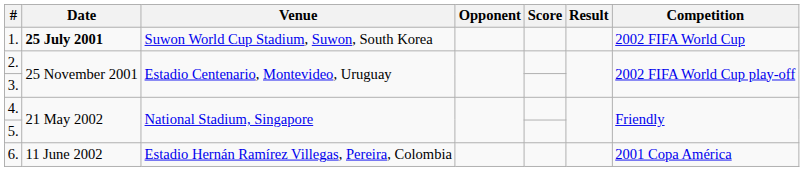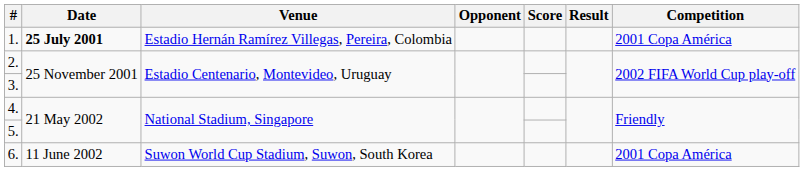(289, 39) Suwon World Cup Stadium, Suwon, South Korea -> (298, 39) Estadio Hernán Ramírez Villegas, Pereira, Colombia
(680, 39) 2002 FIFA World Cup -> (673, 39) 2001 Copa América
(298, 154) Estadio Hernán Ramírez Villegas, Pereira, Colombia -> (289, 154) Suwon World Cup Stadium, Suwon, South Korea
